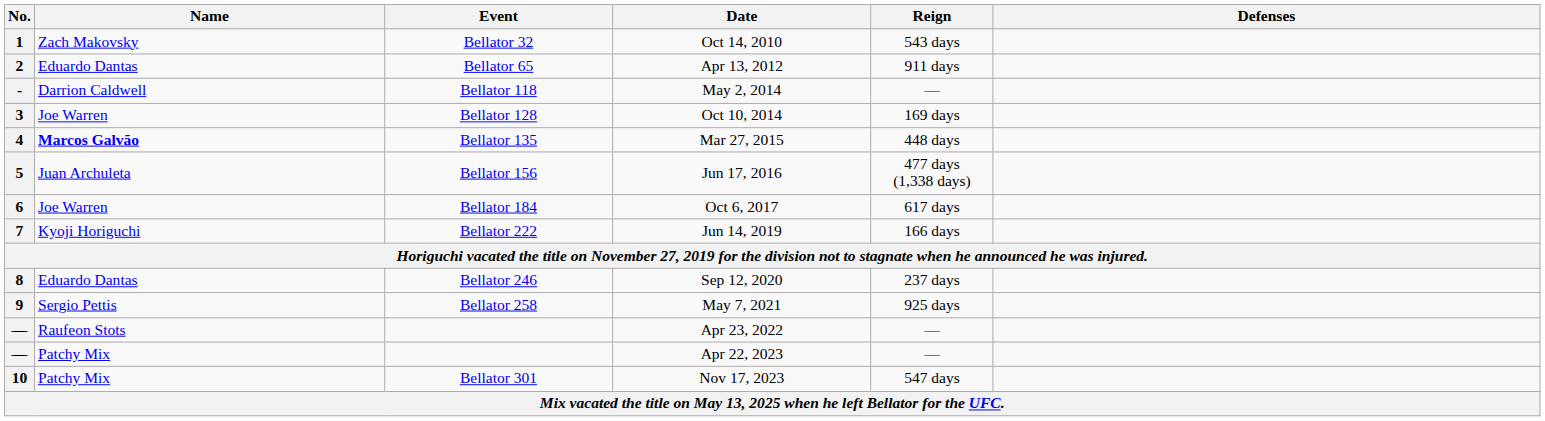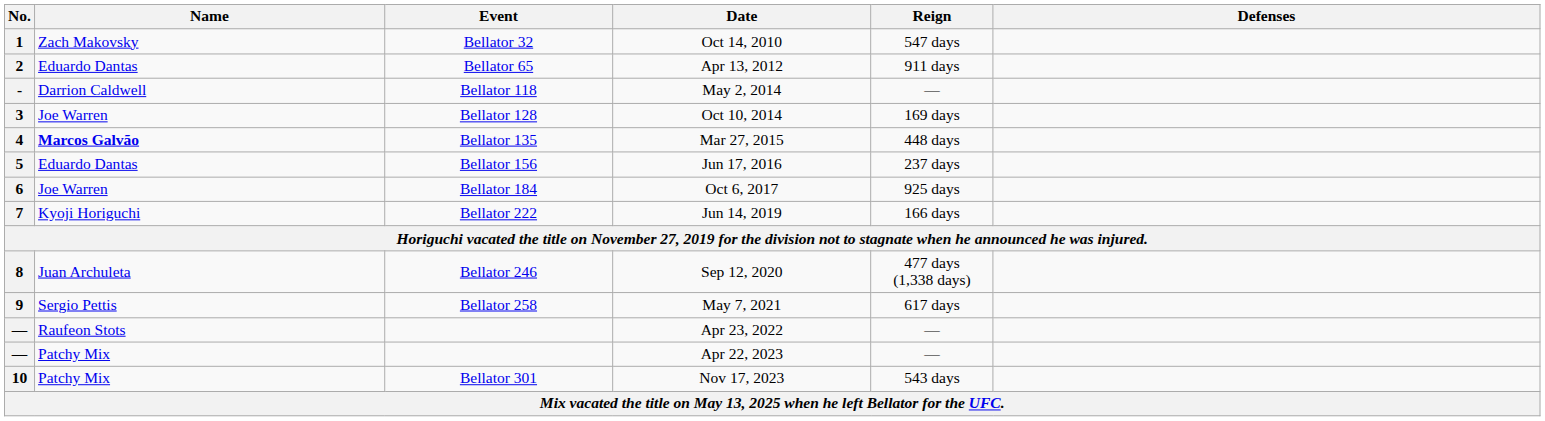(932, 41) 543 days -> (932, 41) 547 days
(84, 173) Juan Archuleta -> (88, 164) Eduardo Dantas
(932, 173) 477 days (1,338 days) -> (932, 164) 237 days
(932, 206) 617 days -> (932, 189) 925 days
(88, 280) Eduardo Dantas -> (84, 271) Juan Archuleta
(932, 280) 237 days -> (932, 271) 477 days (1,338 days)
(932, 305) 925 days -> (932, 305) 617 days
(932, 378) 547 days -> (932, 378) 543 days
